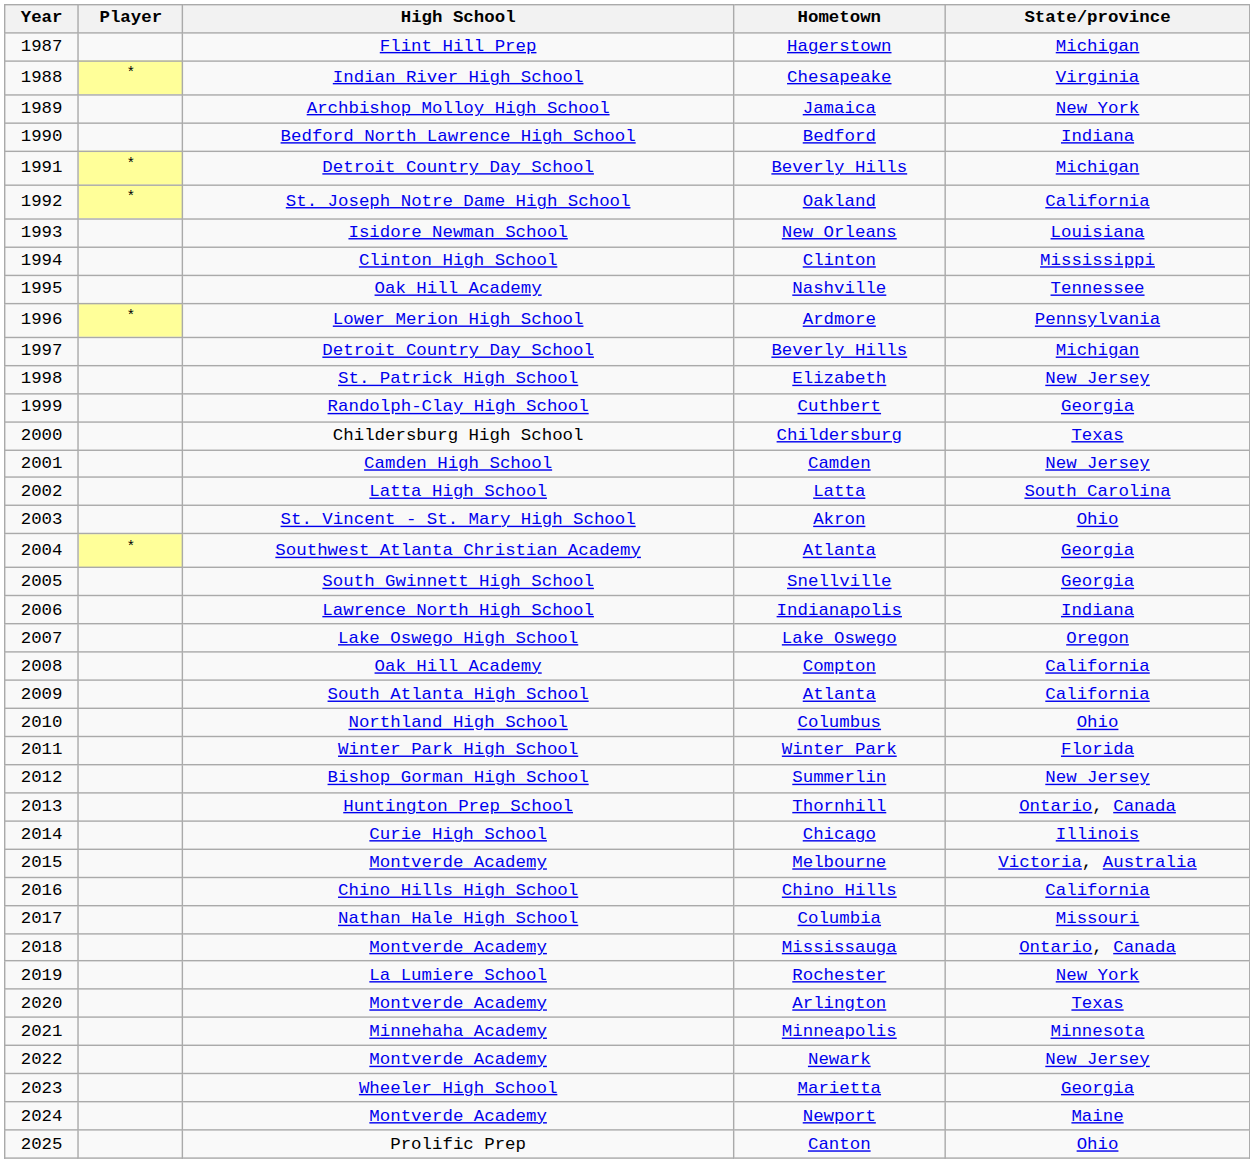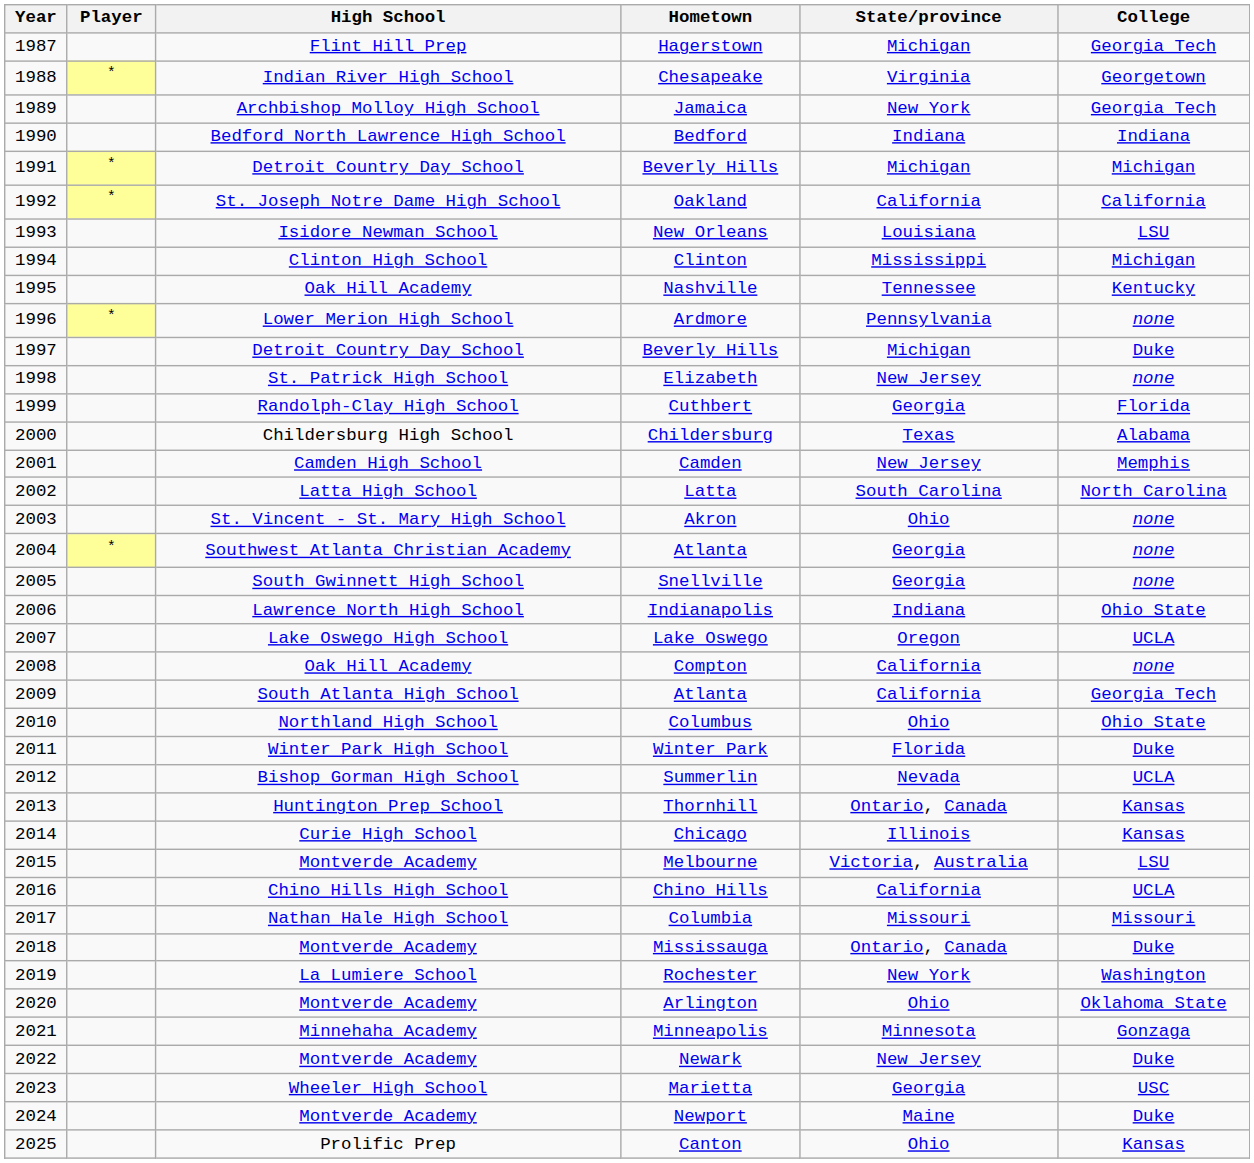+ column: (1154, 19)
(1098, 779) New Jersey -> (929, 779) Nevada
(1098, 1004) Texas -> (929, 1004) Ohio
